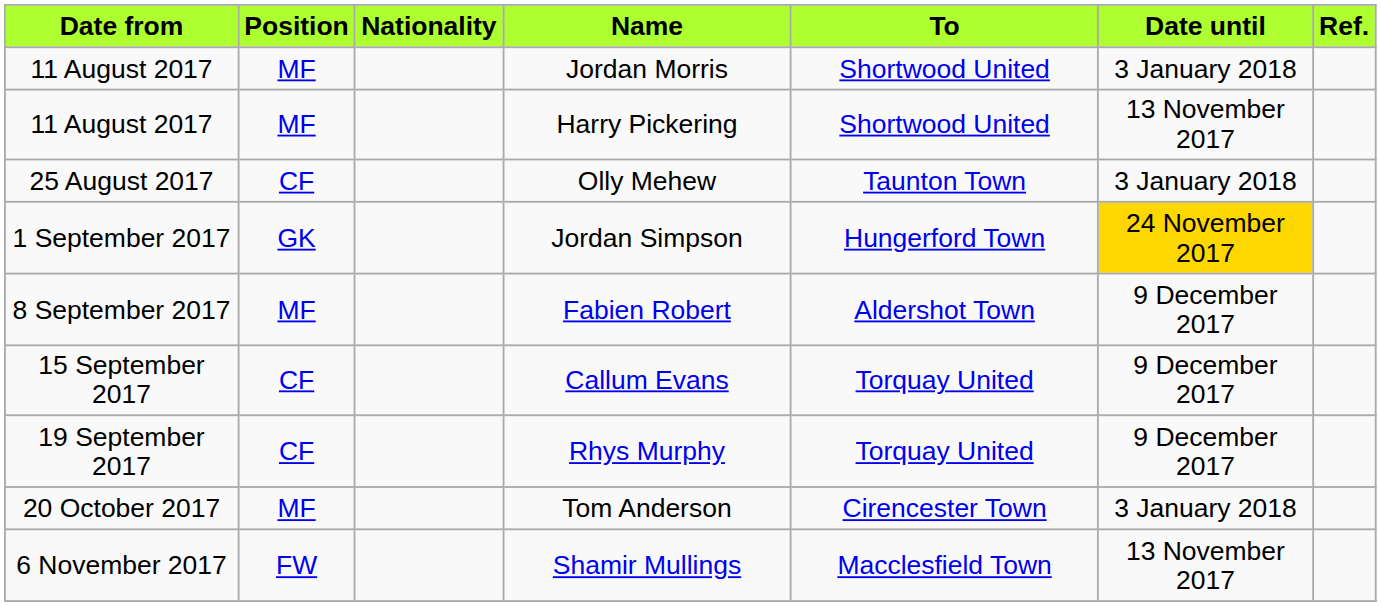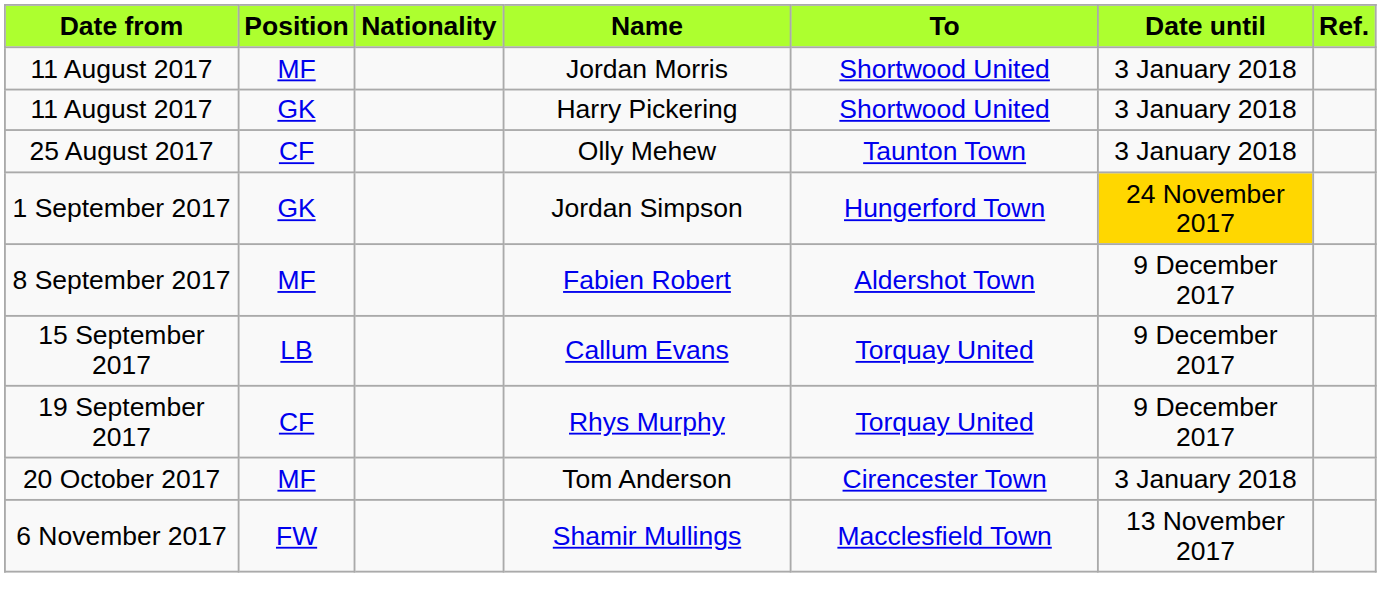(297, 125) MF -> (297, 110) GK
(1205, 125) 13 November 2017 -> (1205, 110) 3 January 2018
(297, 380) CF -> (297, 351) LB
